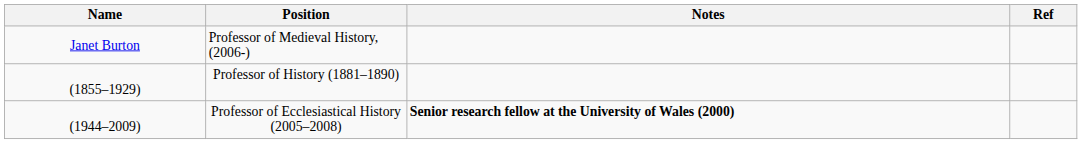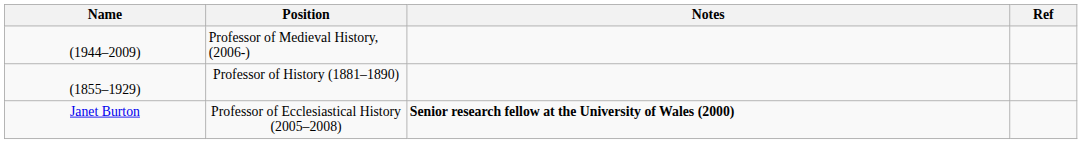(105, 44) Janet Burton -> (105, 52) (1944–2009)
(105, 127) (1944–2009) -> (105, 111) Janet Burton
